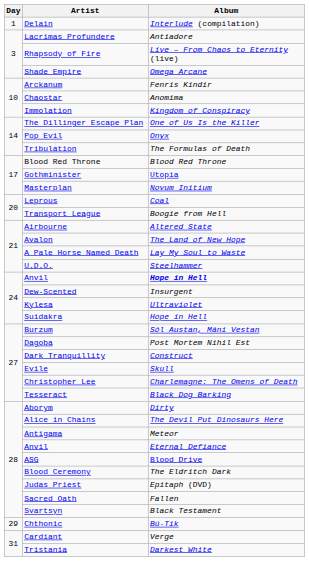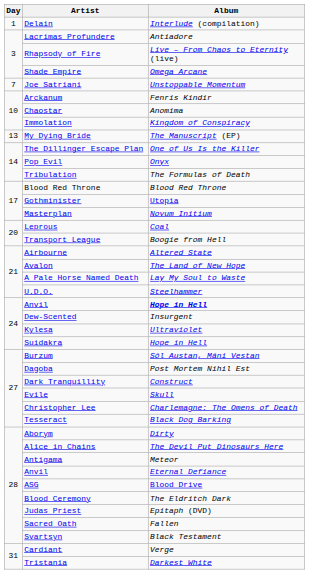+ row: (13, 85)
+ row: (13, 136)
- row: (13, 524)
